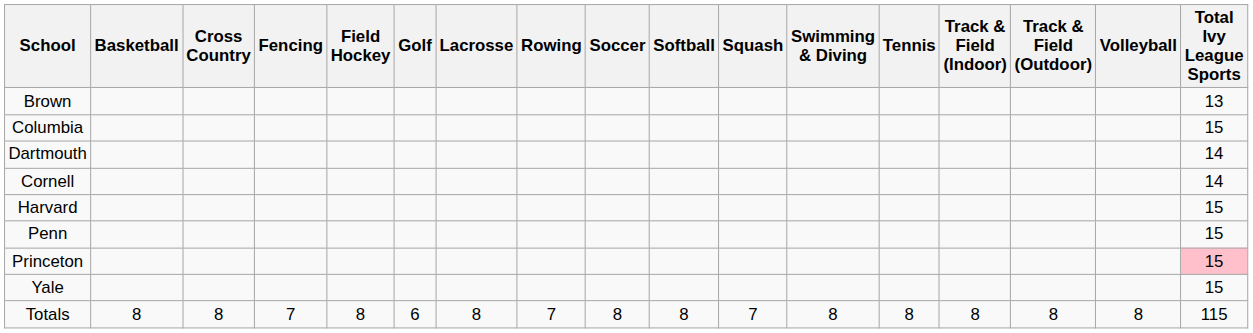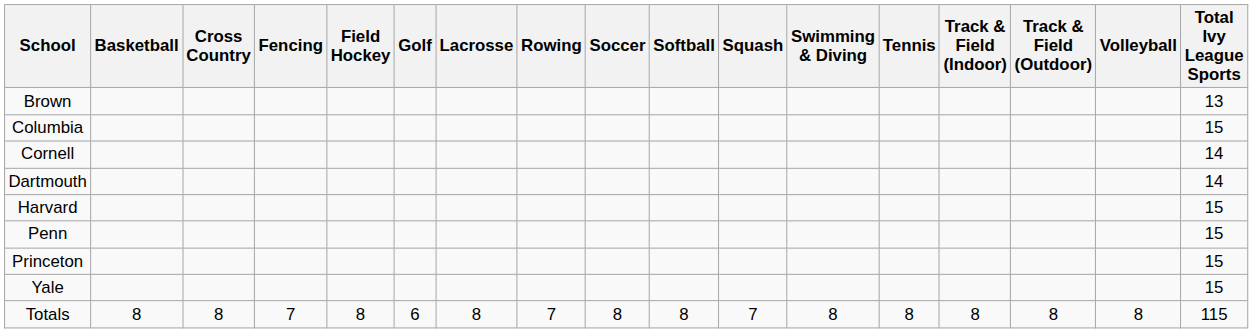rows swapped: (48, 181) <-> (48, 154)
(1214, 261) pink background -> (1214, 261) no background
